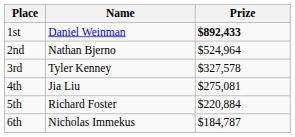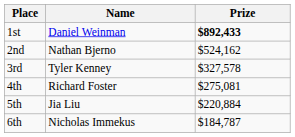(219, 50) $524,964 -> (219, 50) $524,162
(64, 86) Jia Liu -> (82, 86) Richard Foster
(82, 104) Richard Foster -> (64, 104) Jia Liu
